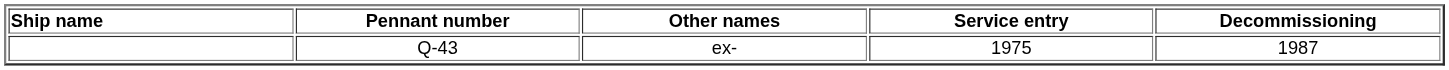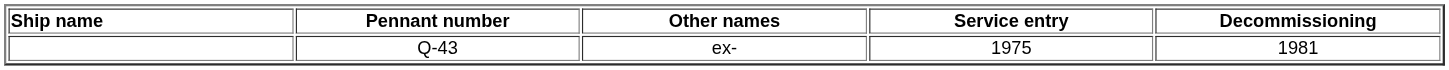(1298, 48) 1987 -> (1298, 48) 1981
